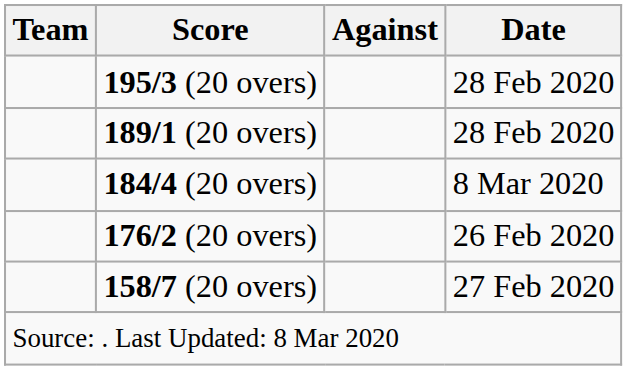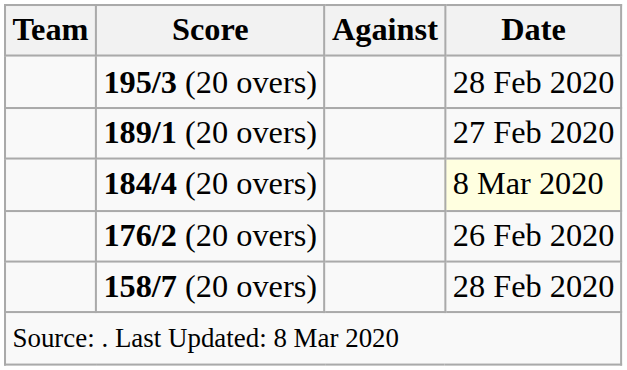(534, 132) 28 Feb 2020 -> (534, 132) 27 Feb 2020
(528, 183) no background -> (528, 183) lightyellow background
(534, 286) 27 Feb 2020 -> (534, 286) 28 Feb 2020
